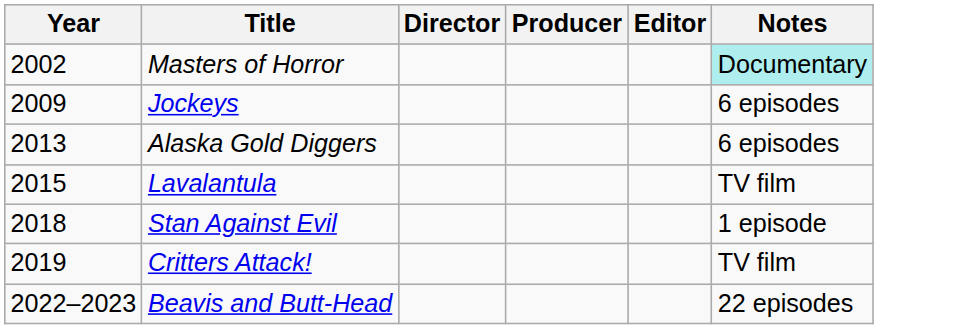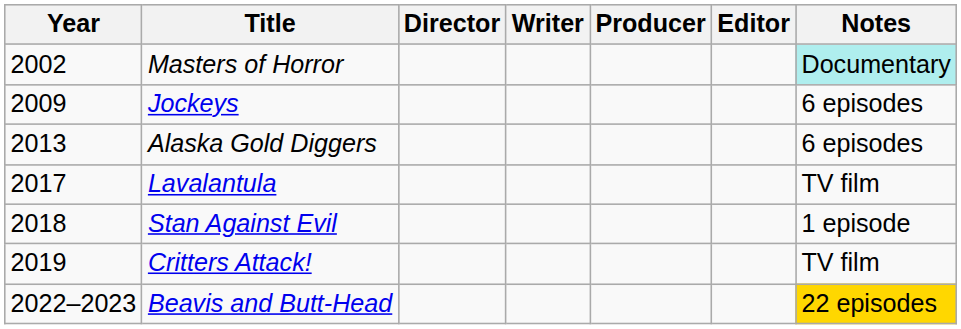+ column: (548, 24)
(39, 183) 2015 -> (39, 183) 2017
(786, 303) no background -> (869, 303) gold background
